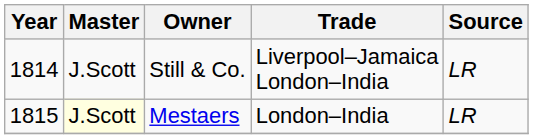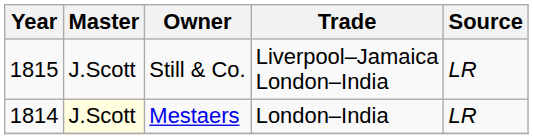(34, 68) 1814 -> (34, 68) 1815
(34, 116) 1815 -> (34, 116) 1814
